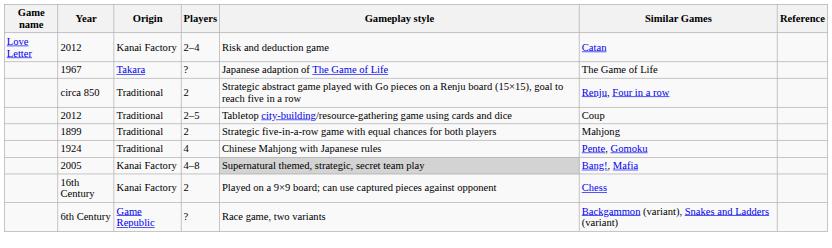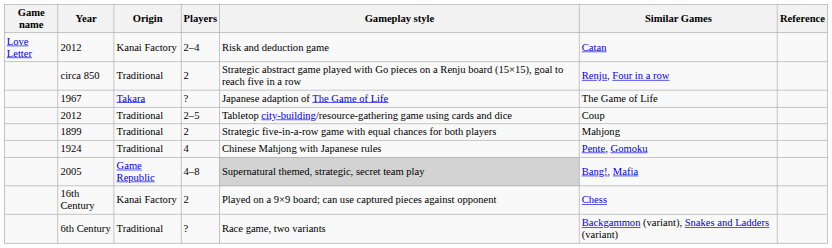rows swapped: (80, 92) <-> (71, 70)
(147, 165) Kanai Factory -> (136, 171) Game Republic
(136, 217) Game Republic -> (140, 228) Traditional
